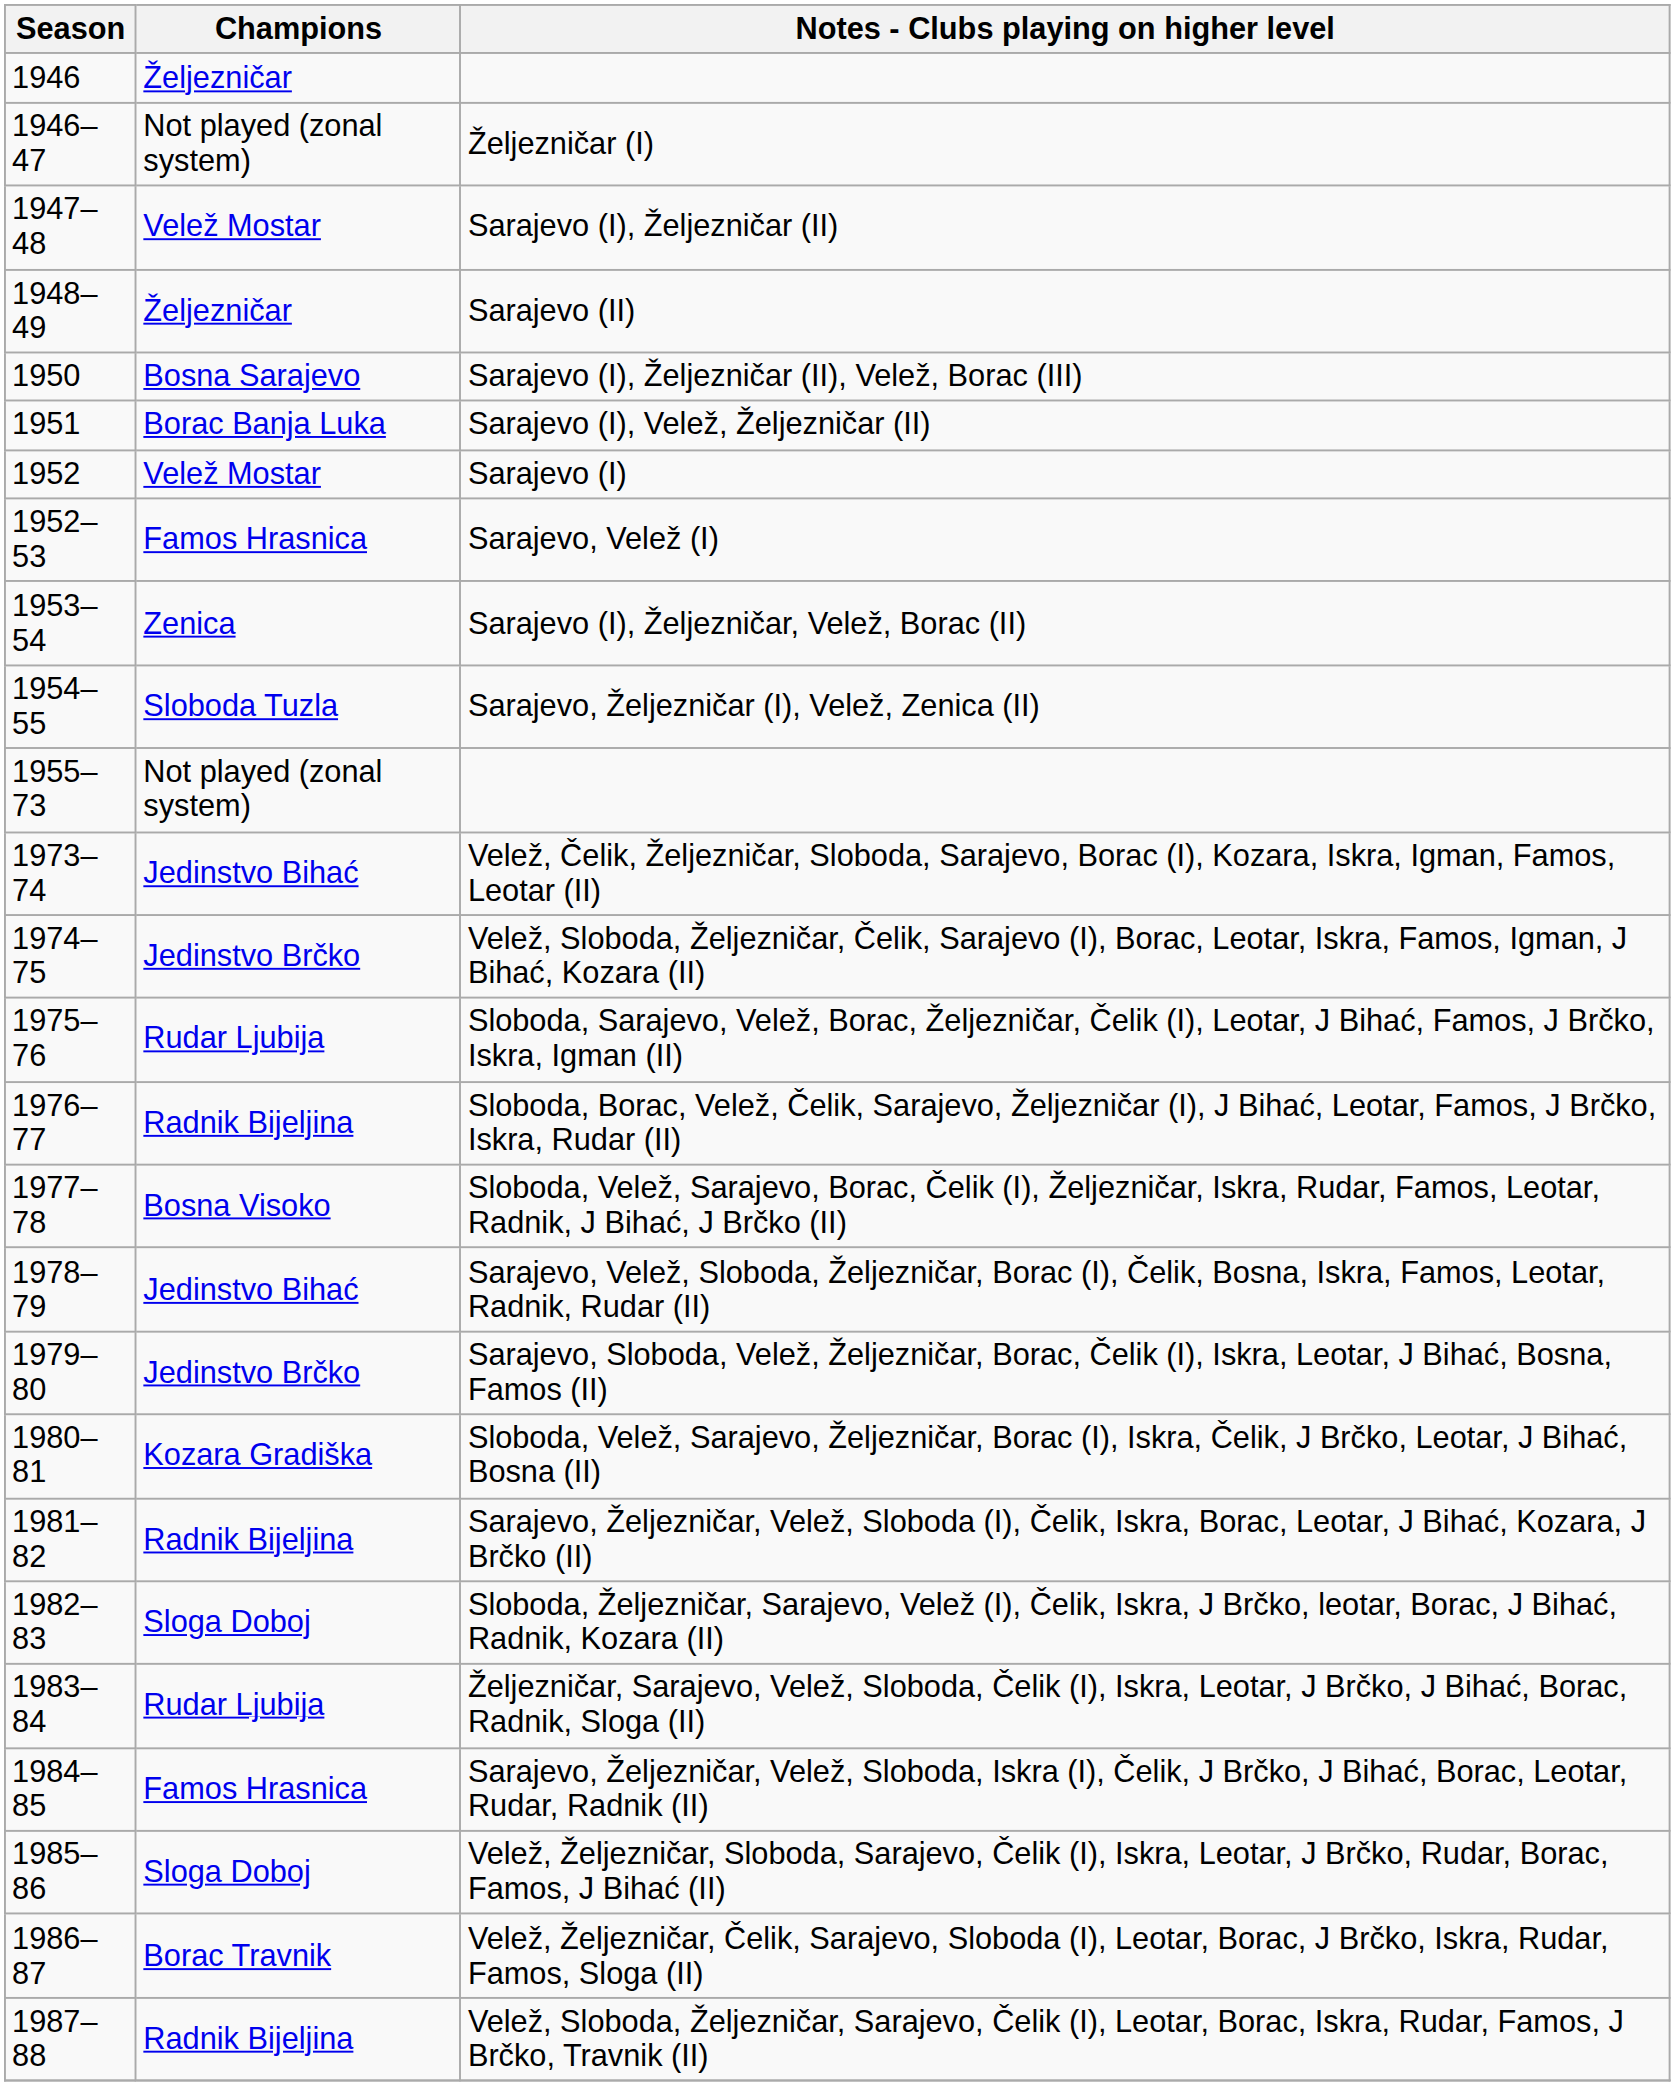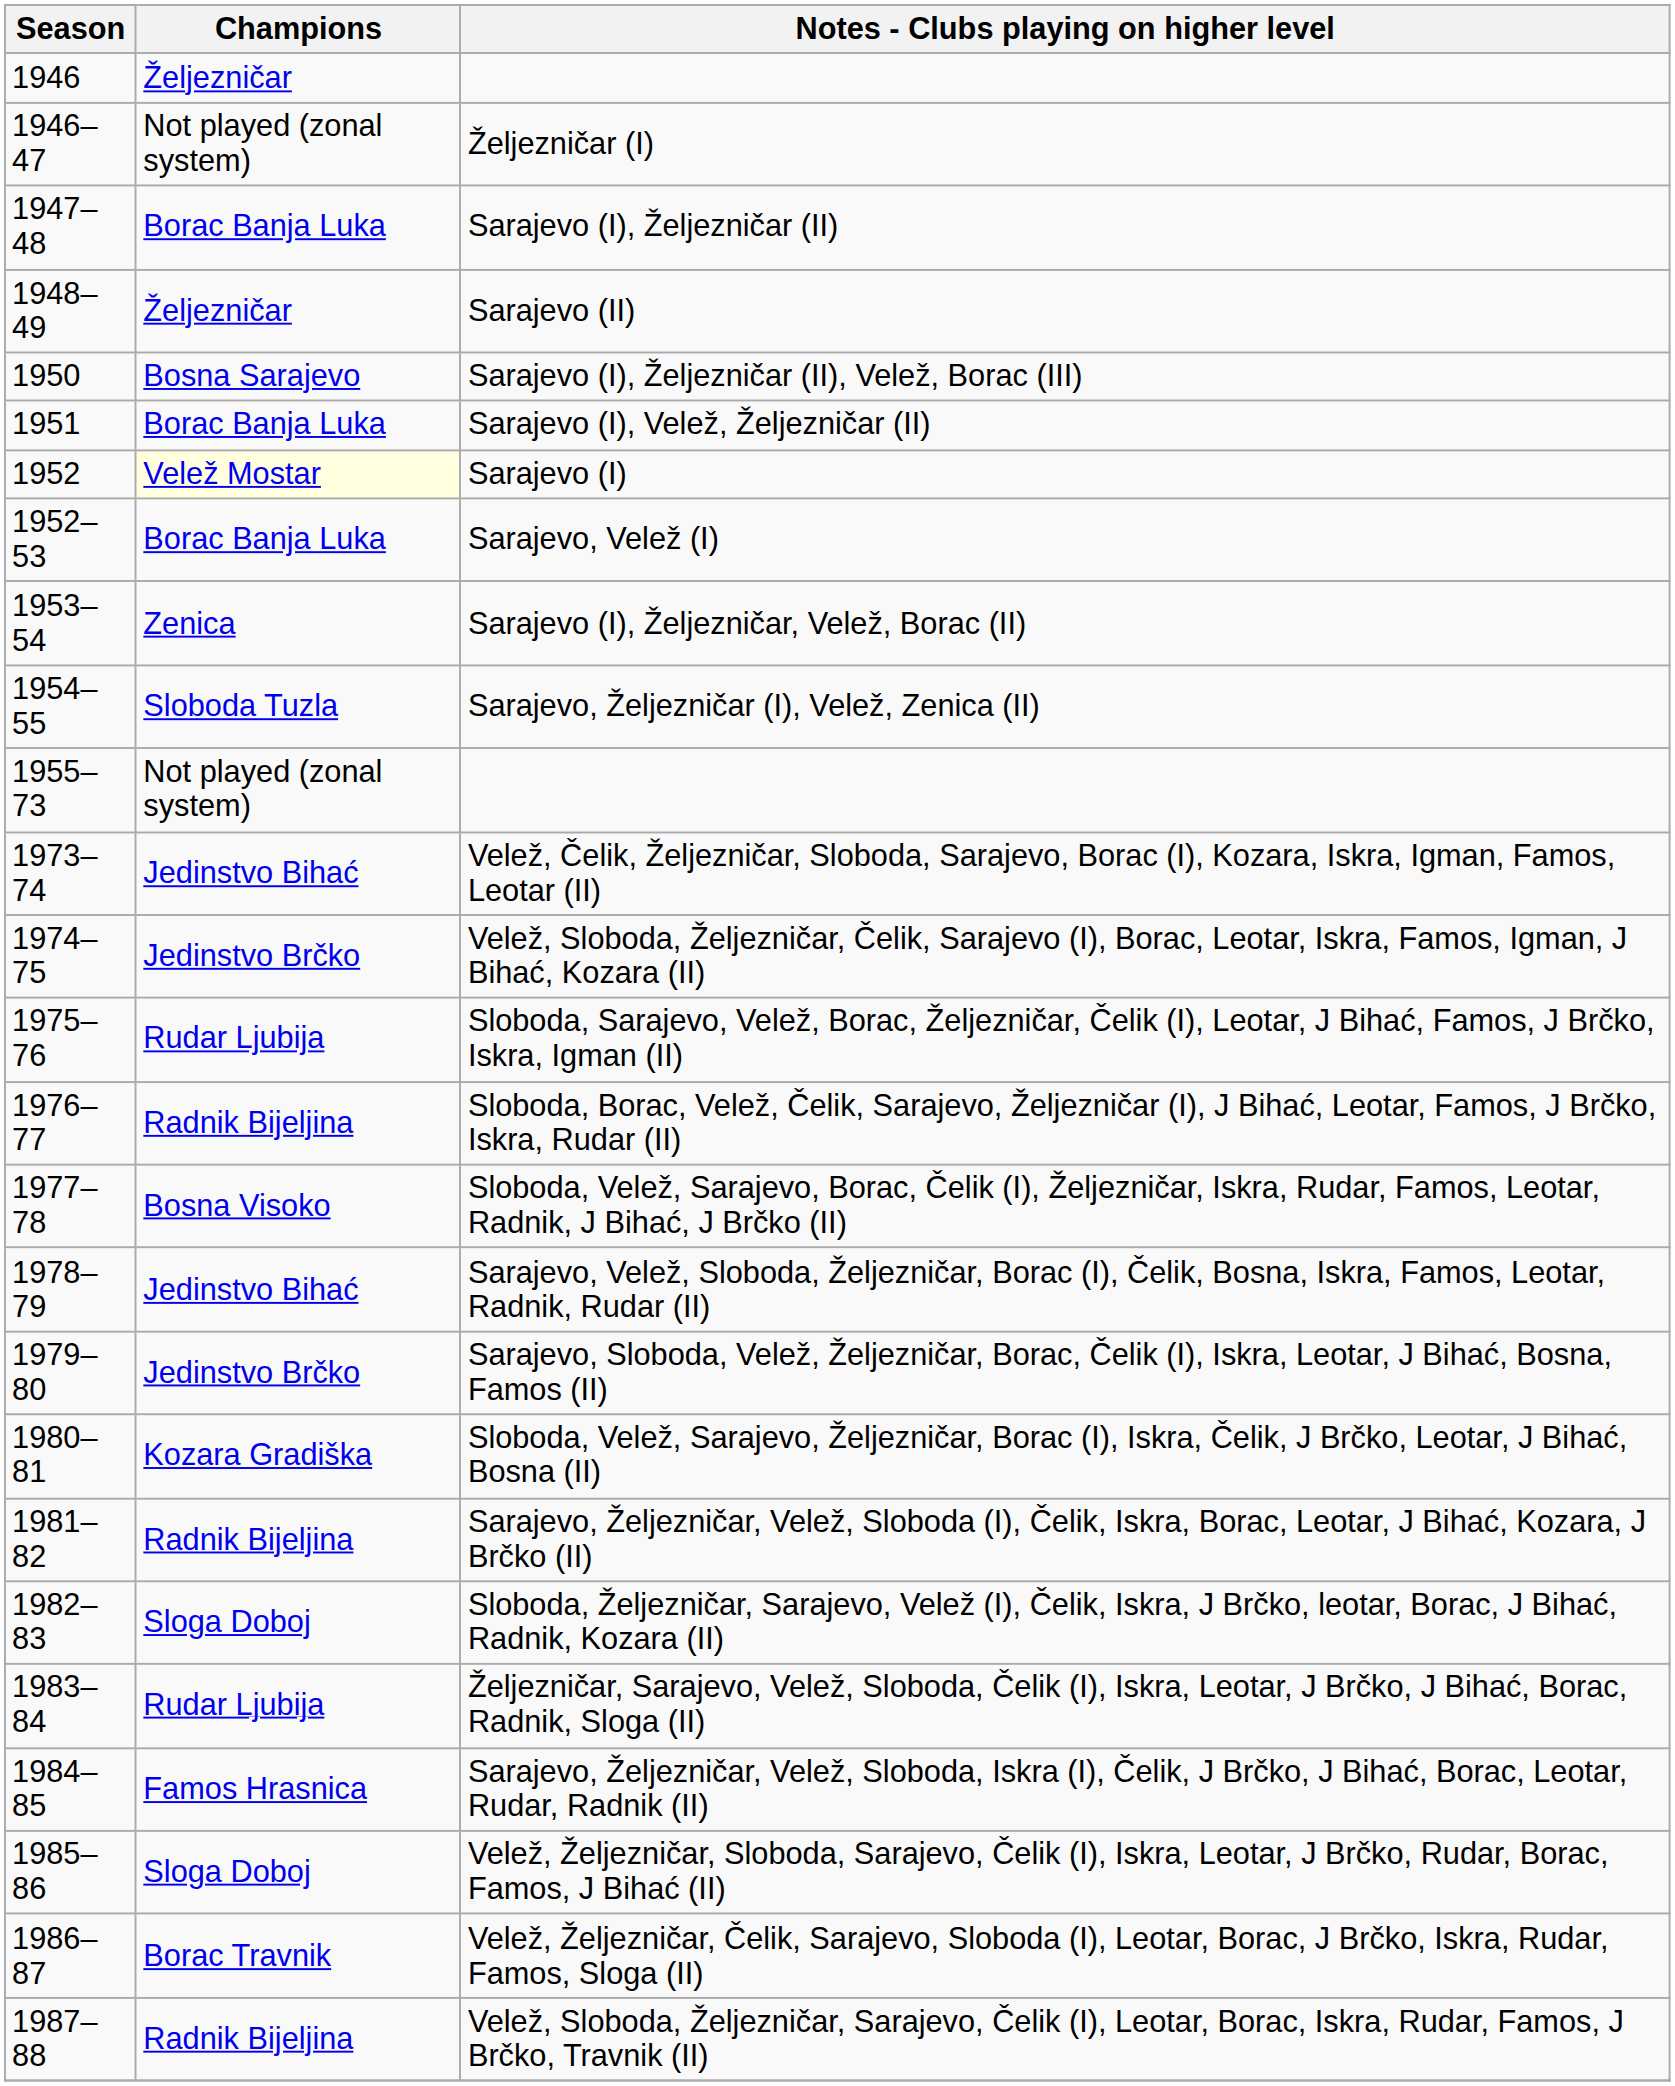(232, 226) Velež Mostar -> (265, 226) Borac Banja Luka
(232, 473) no background -> (232, 473) lightyellow background
(255, 539) Famos Hrasnica -> (265, 539) Borac Banja Luka
